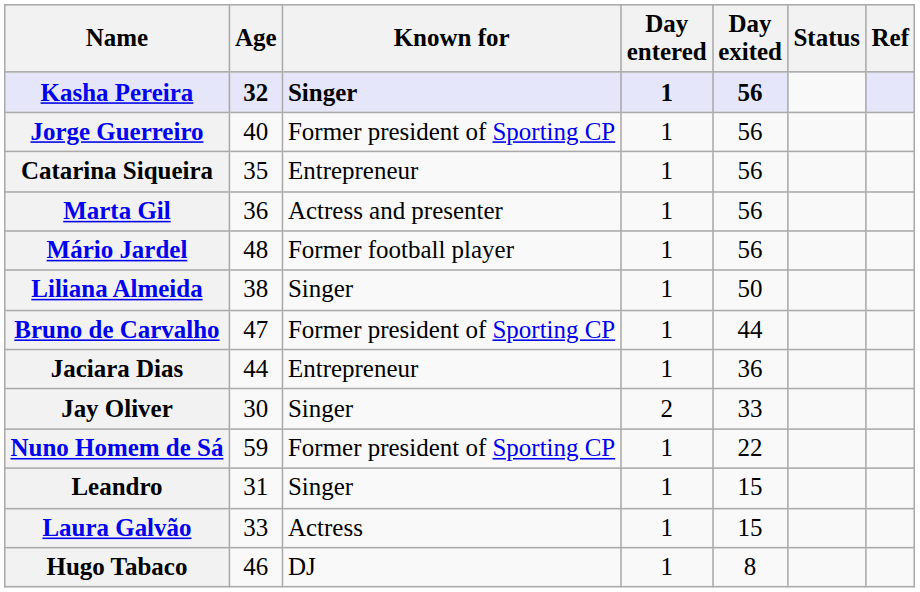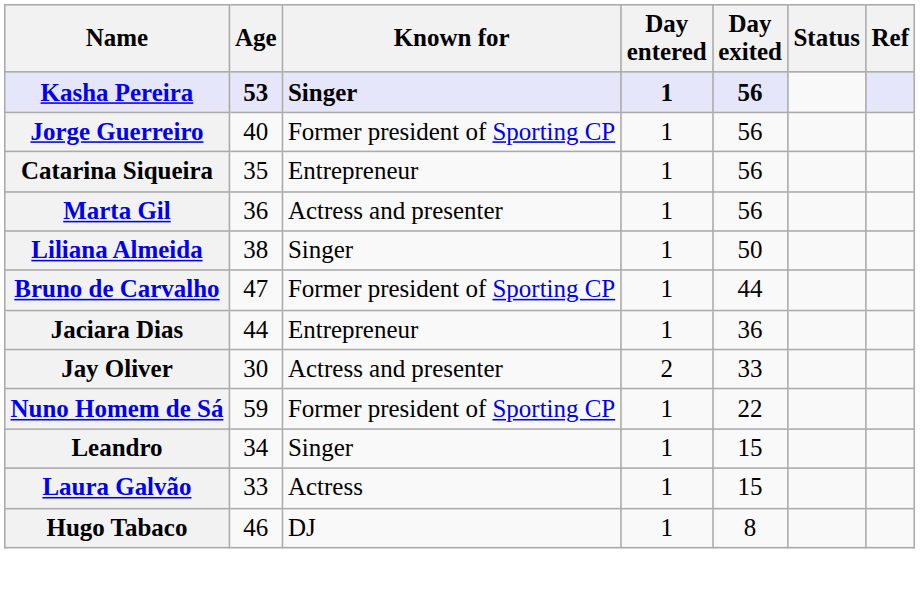(256, 91) 32 -> (256, 91) 53
- row: (117, 250)
(321, 408) Singer -> (395, 369) Actress and presenter
(256, 487) 31 -> (256, 448) 34
